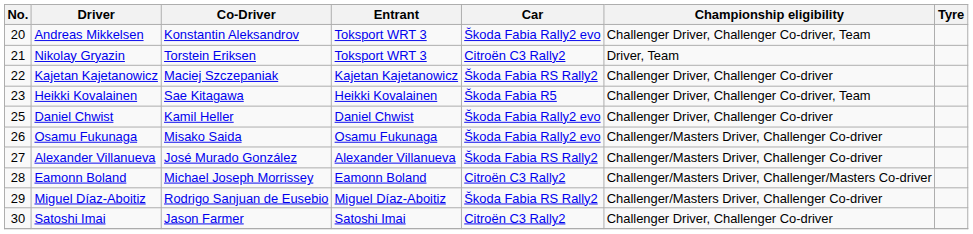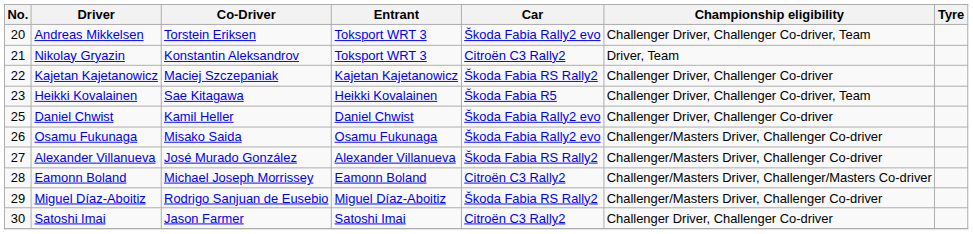(232, 35) Konstantin Aleksandrov -> (210, 35) Torstein Eriksen
(210, 55) Torstein Eriksen -> (232, 55) Konstantin Aleksandrov
